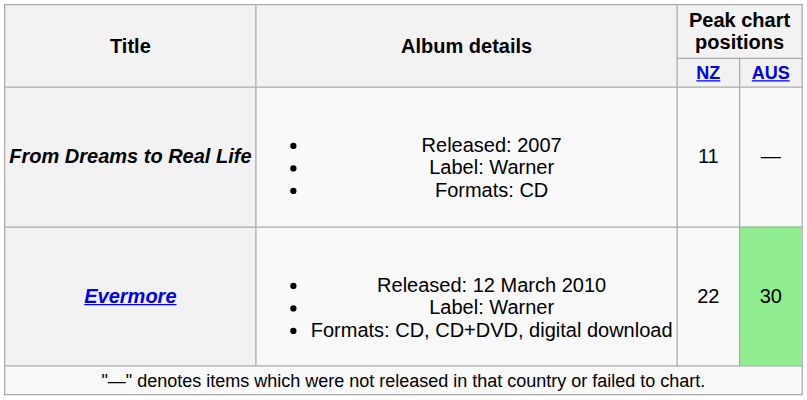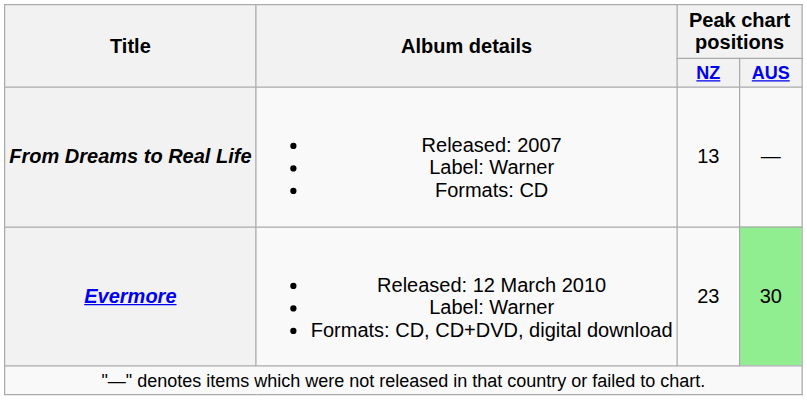(708, 156) 11 -> (708, 156) 13
(708, 295) 22 -> (708, 295) 23
